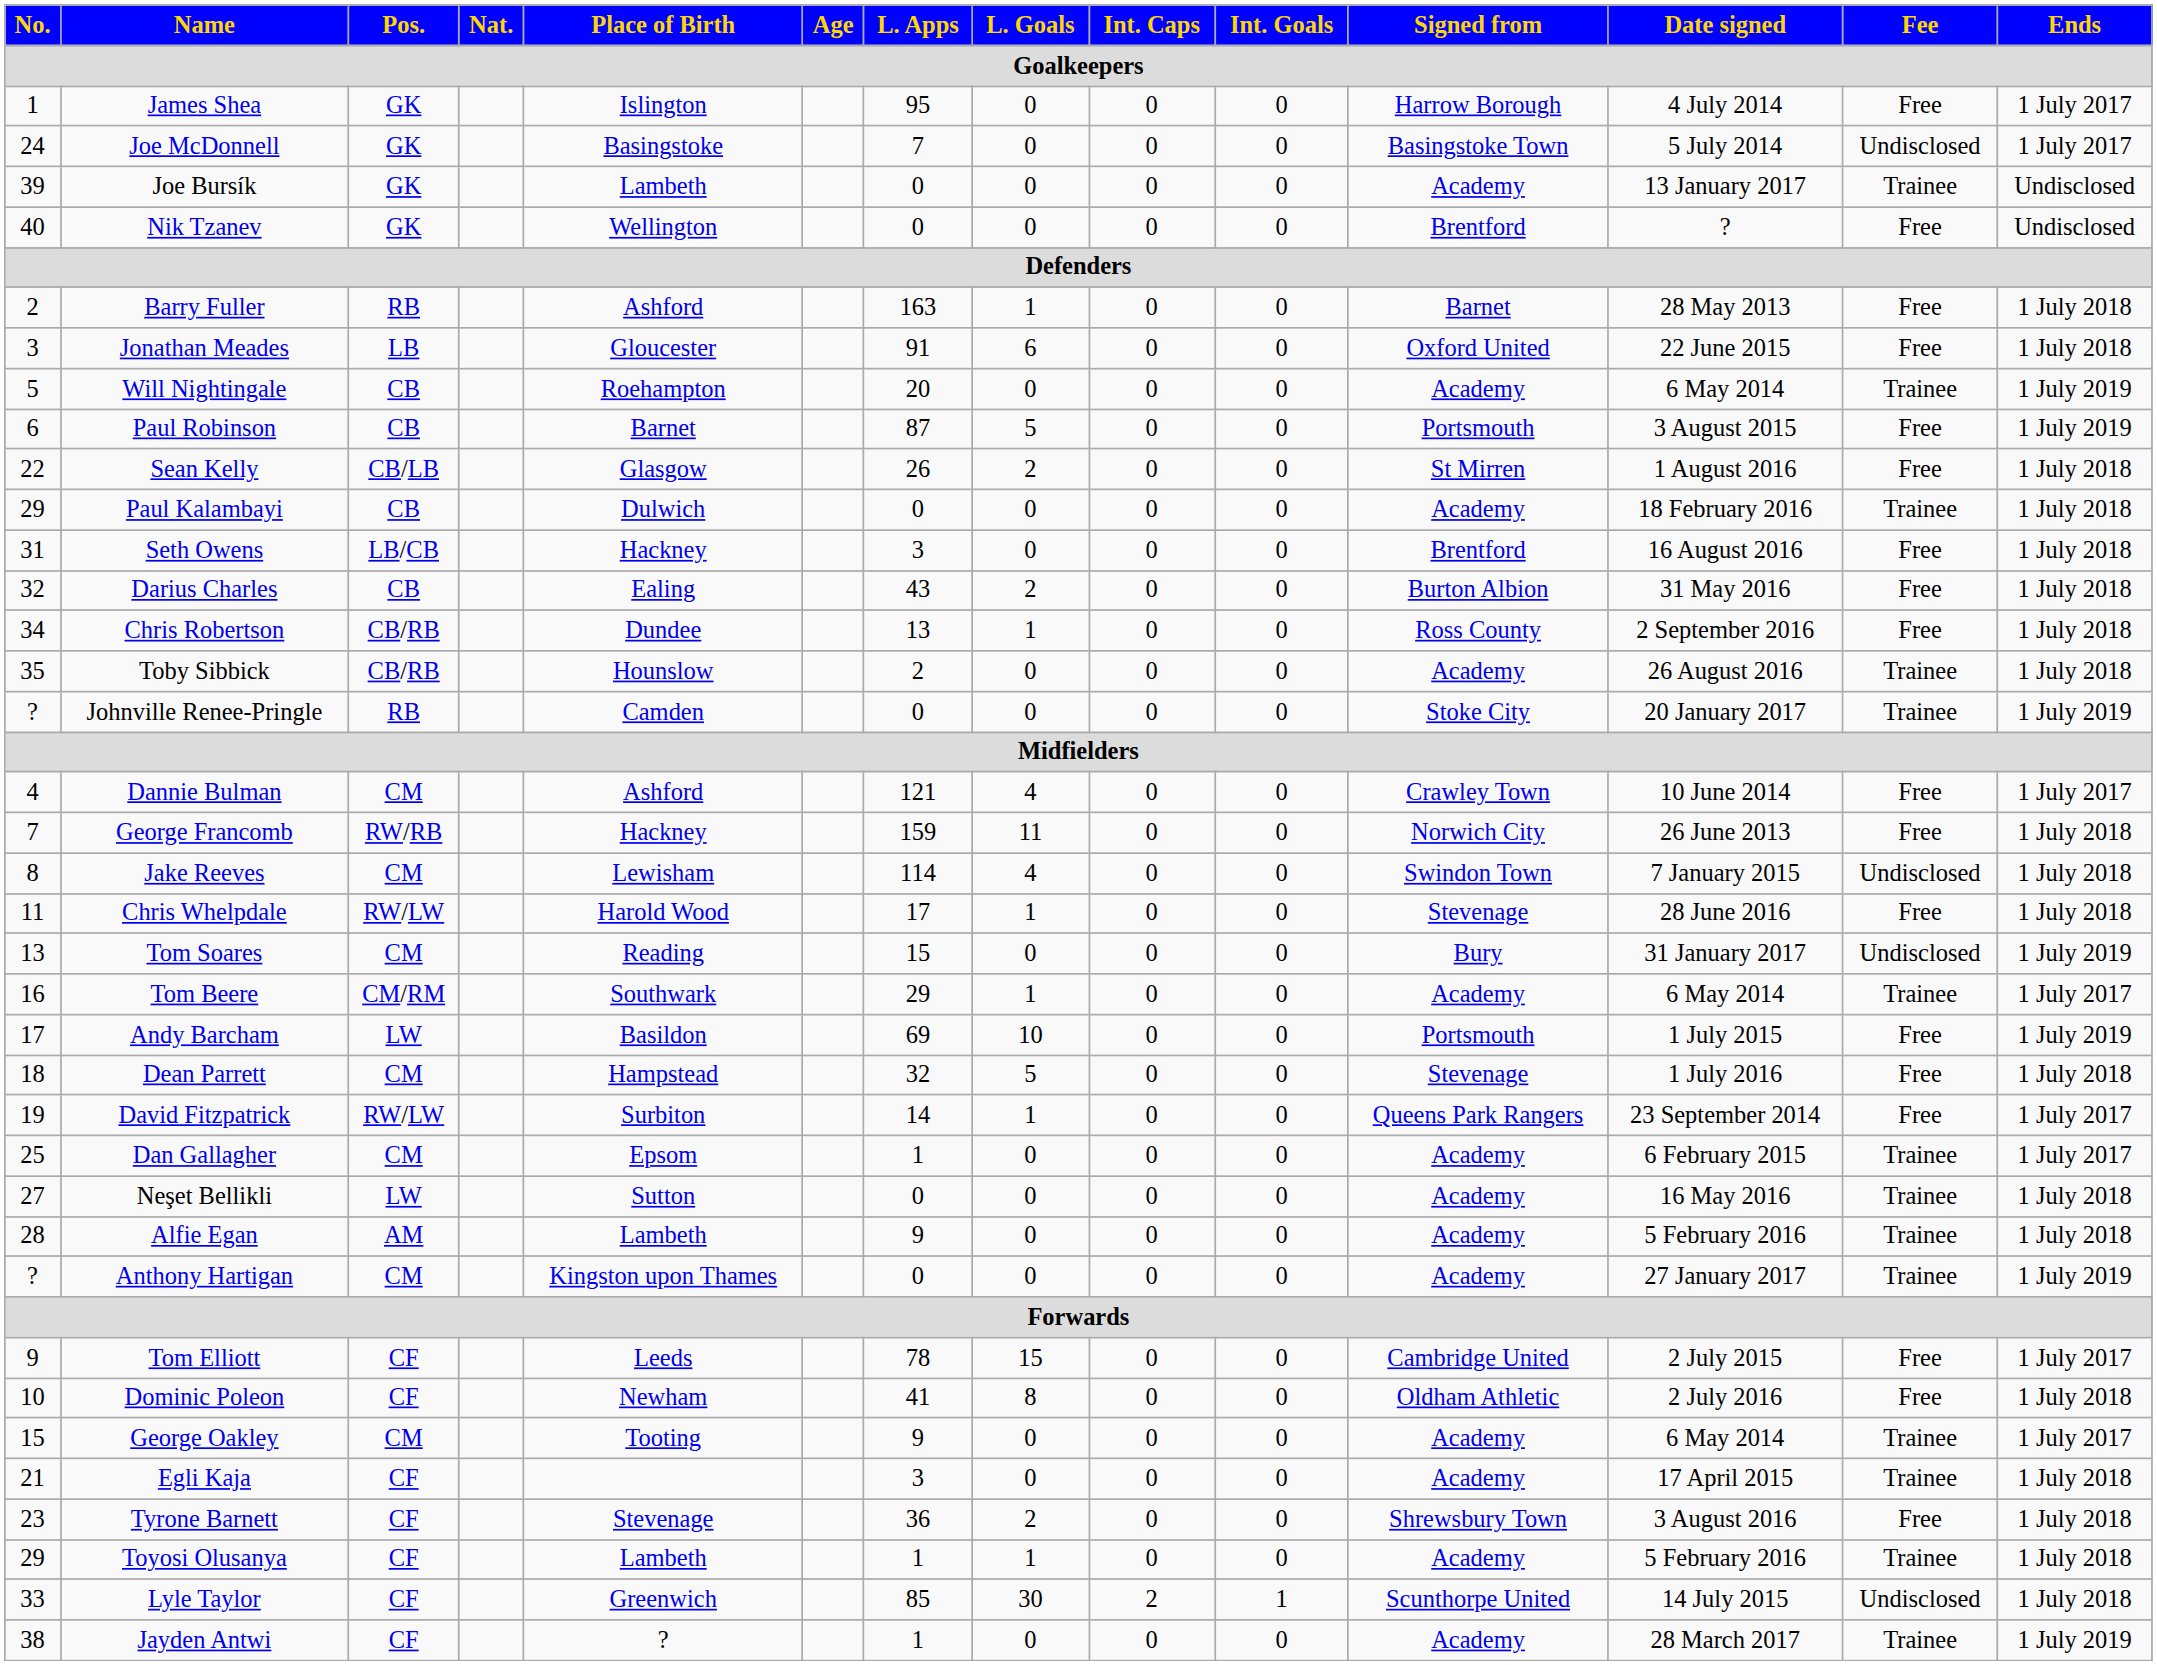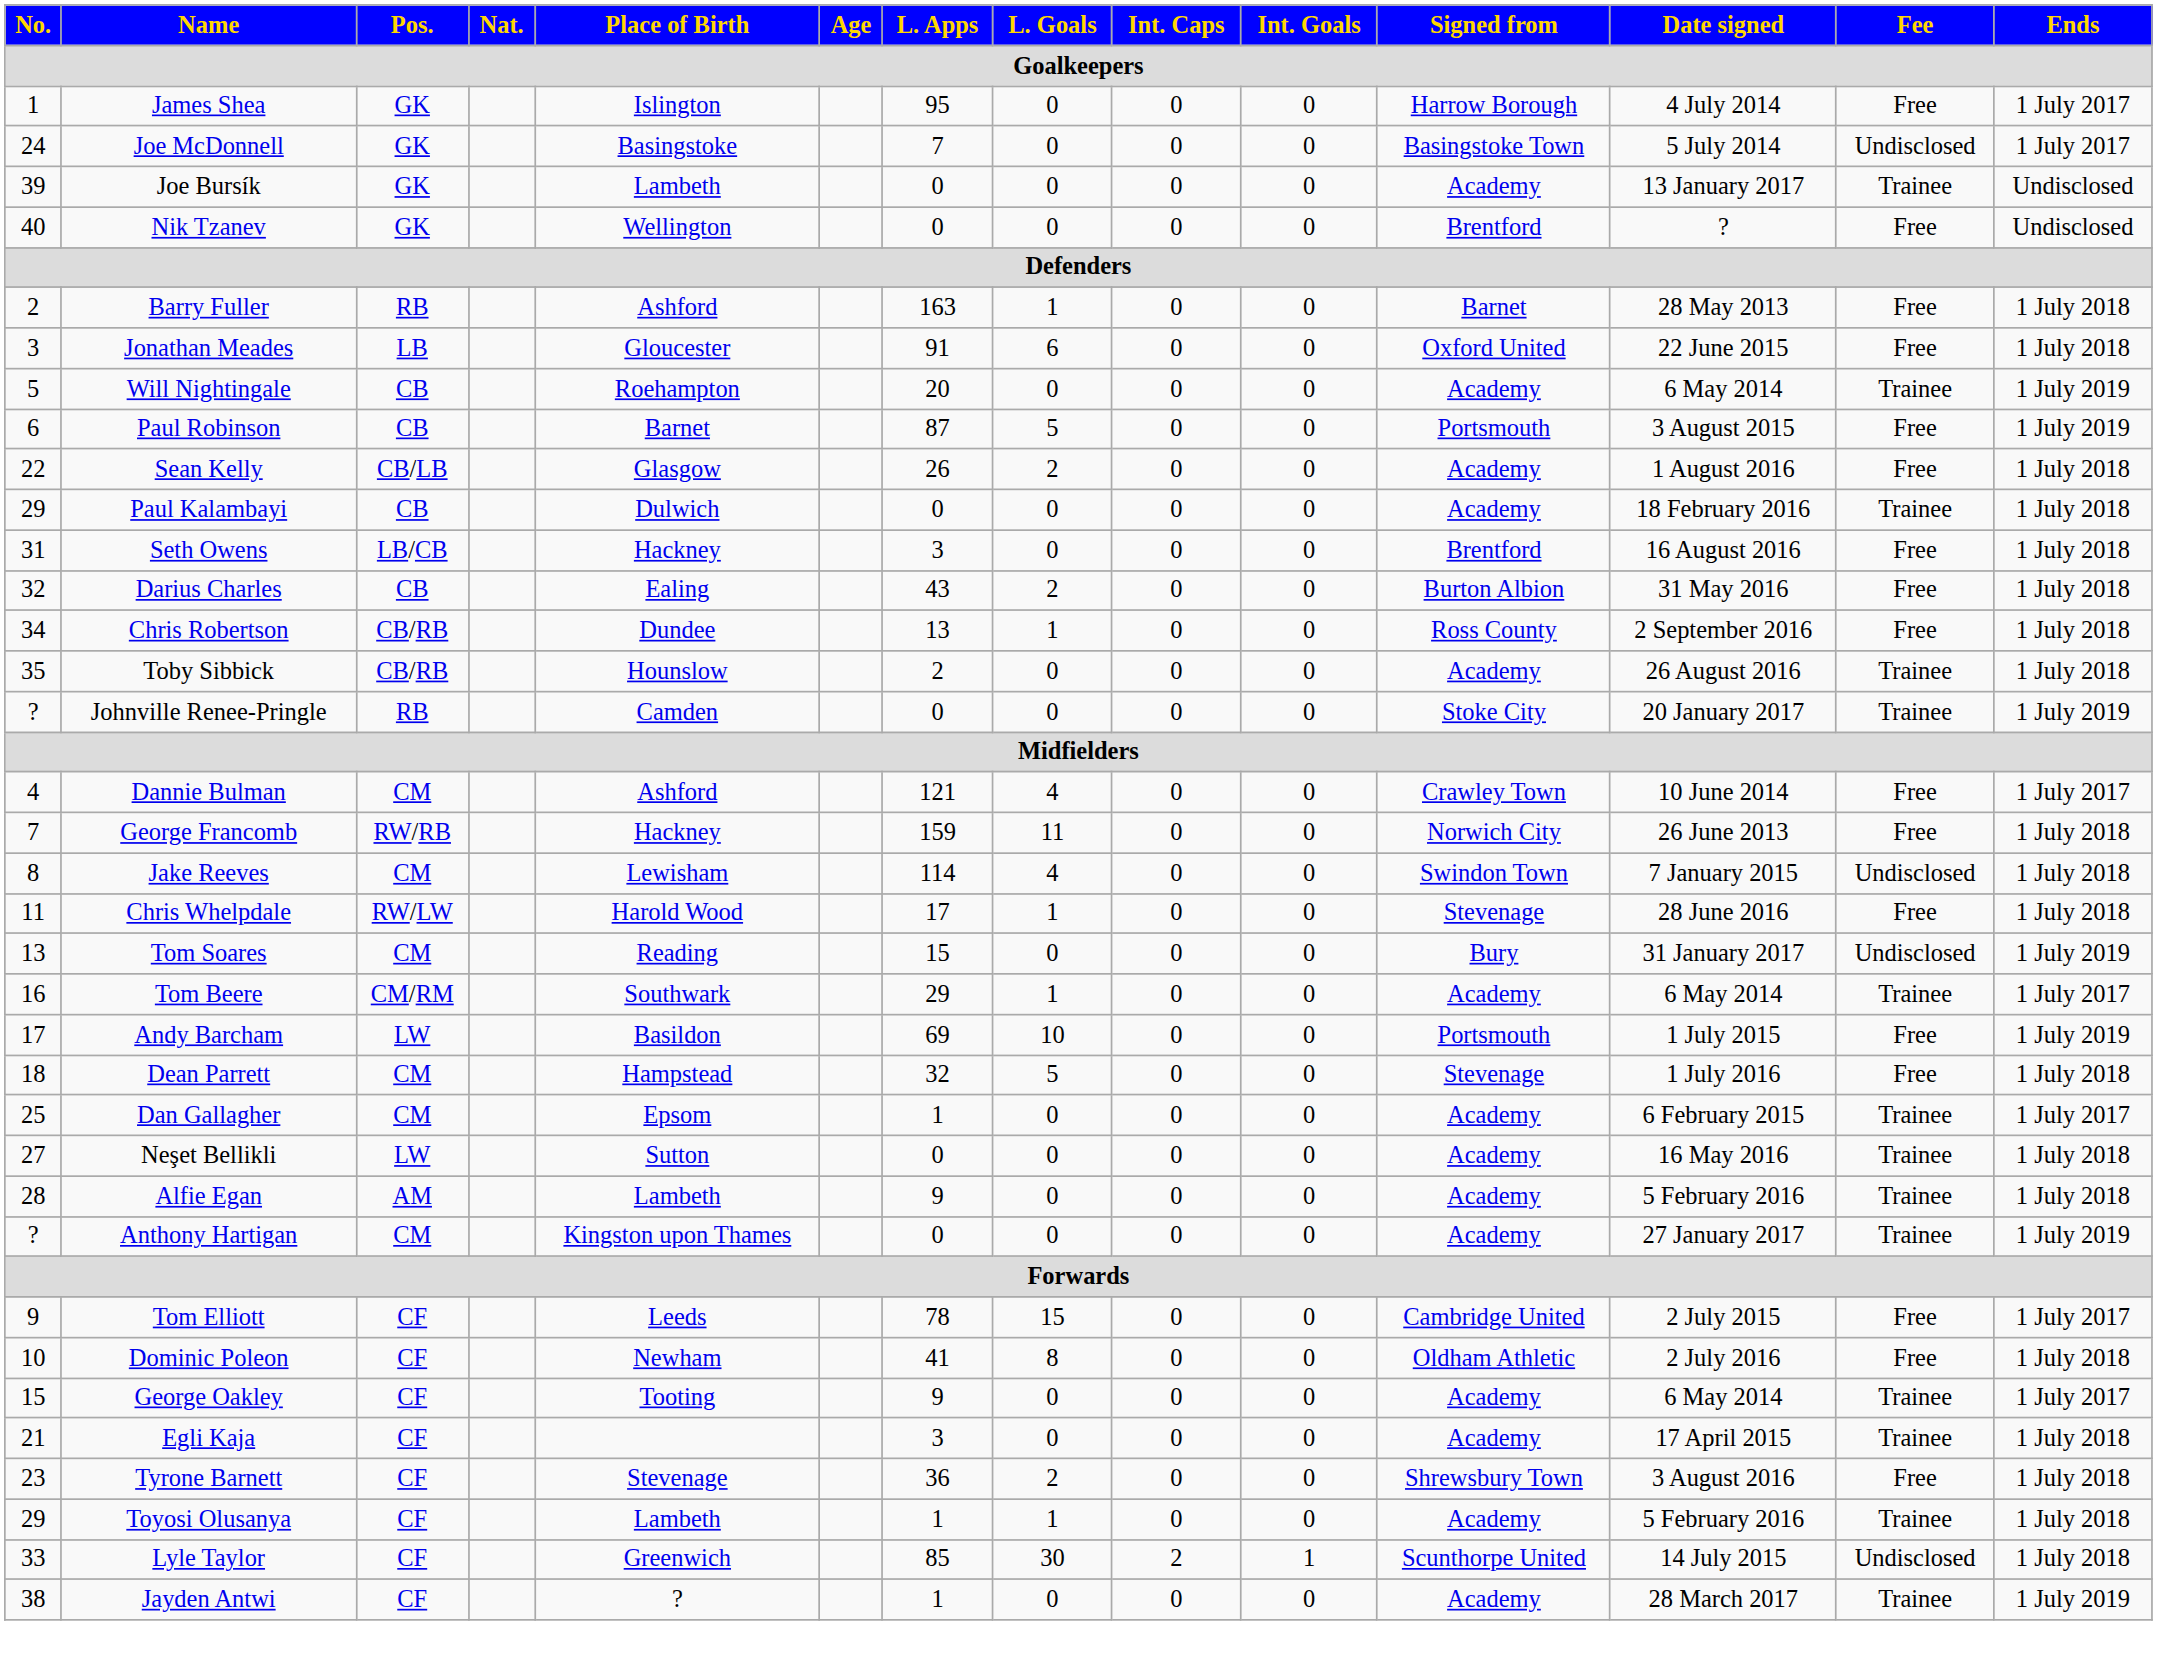(1478, 469) St Mirren -> (1494, 469) Academy
- row: (204, 1115)
(404, 1438) CM -> (412, 1397) CF
